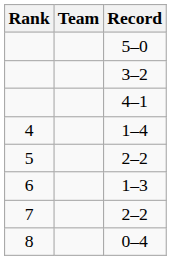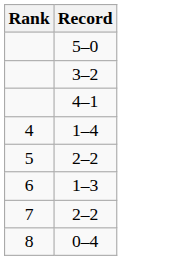- column: (79, 18)
